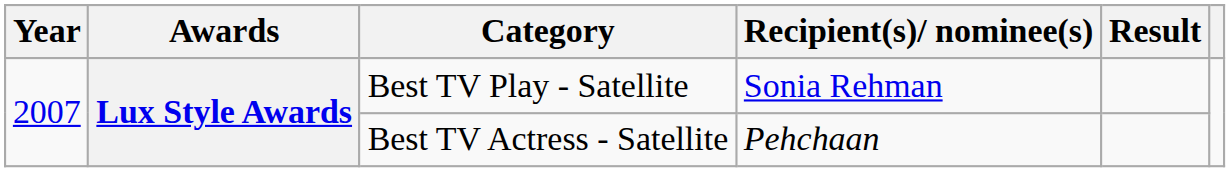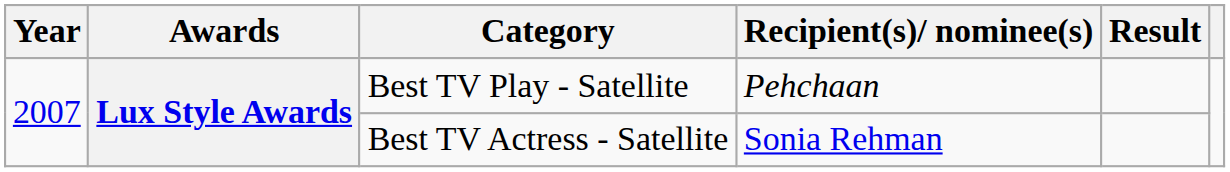(843, 85) Sonia Rehman -> (812, 85) Pehchaan
(812, 138) Pehchaan -> (843, 138) Sonia Rehman
